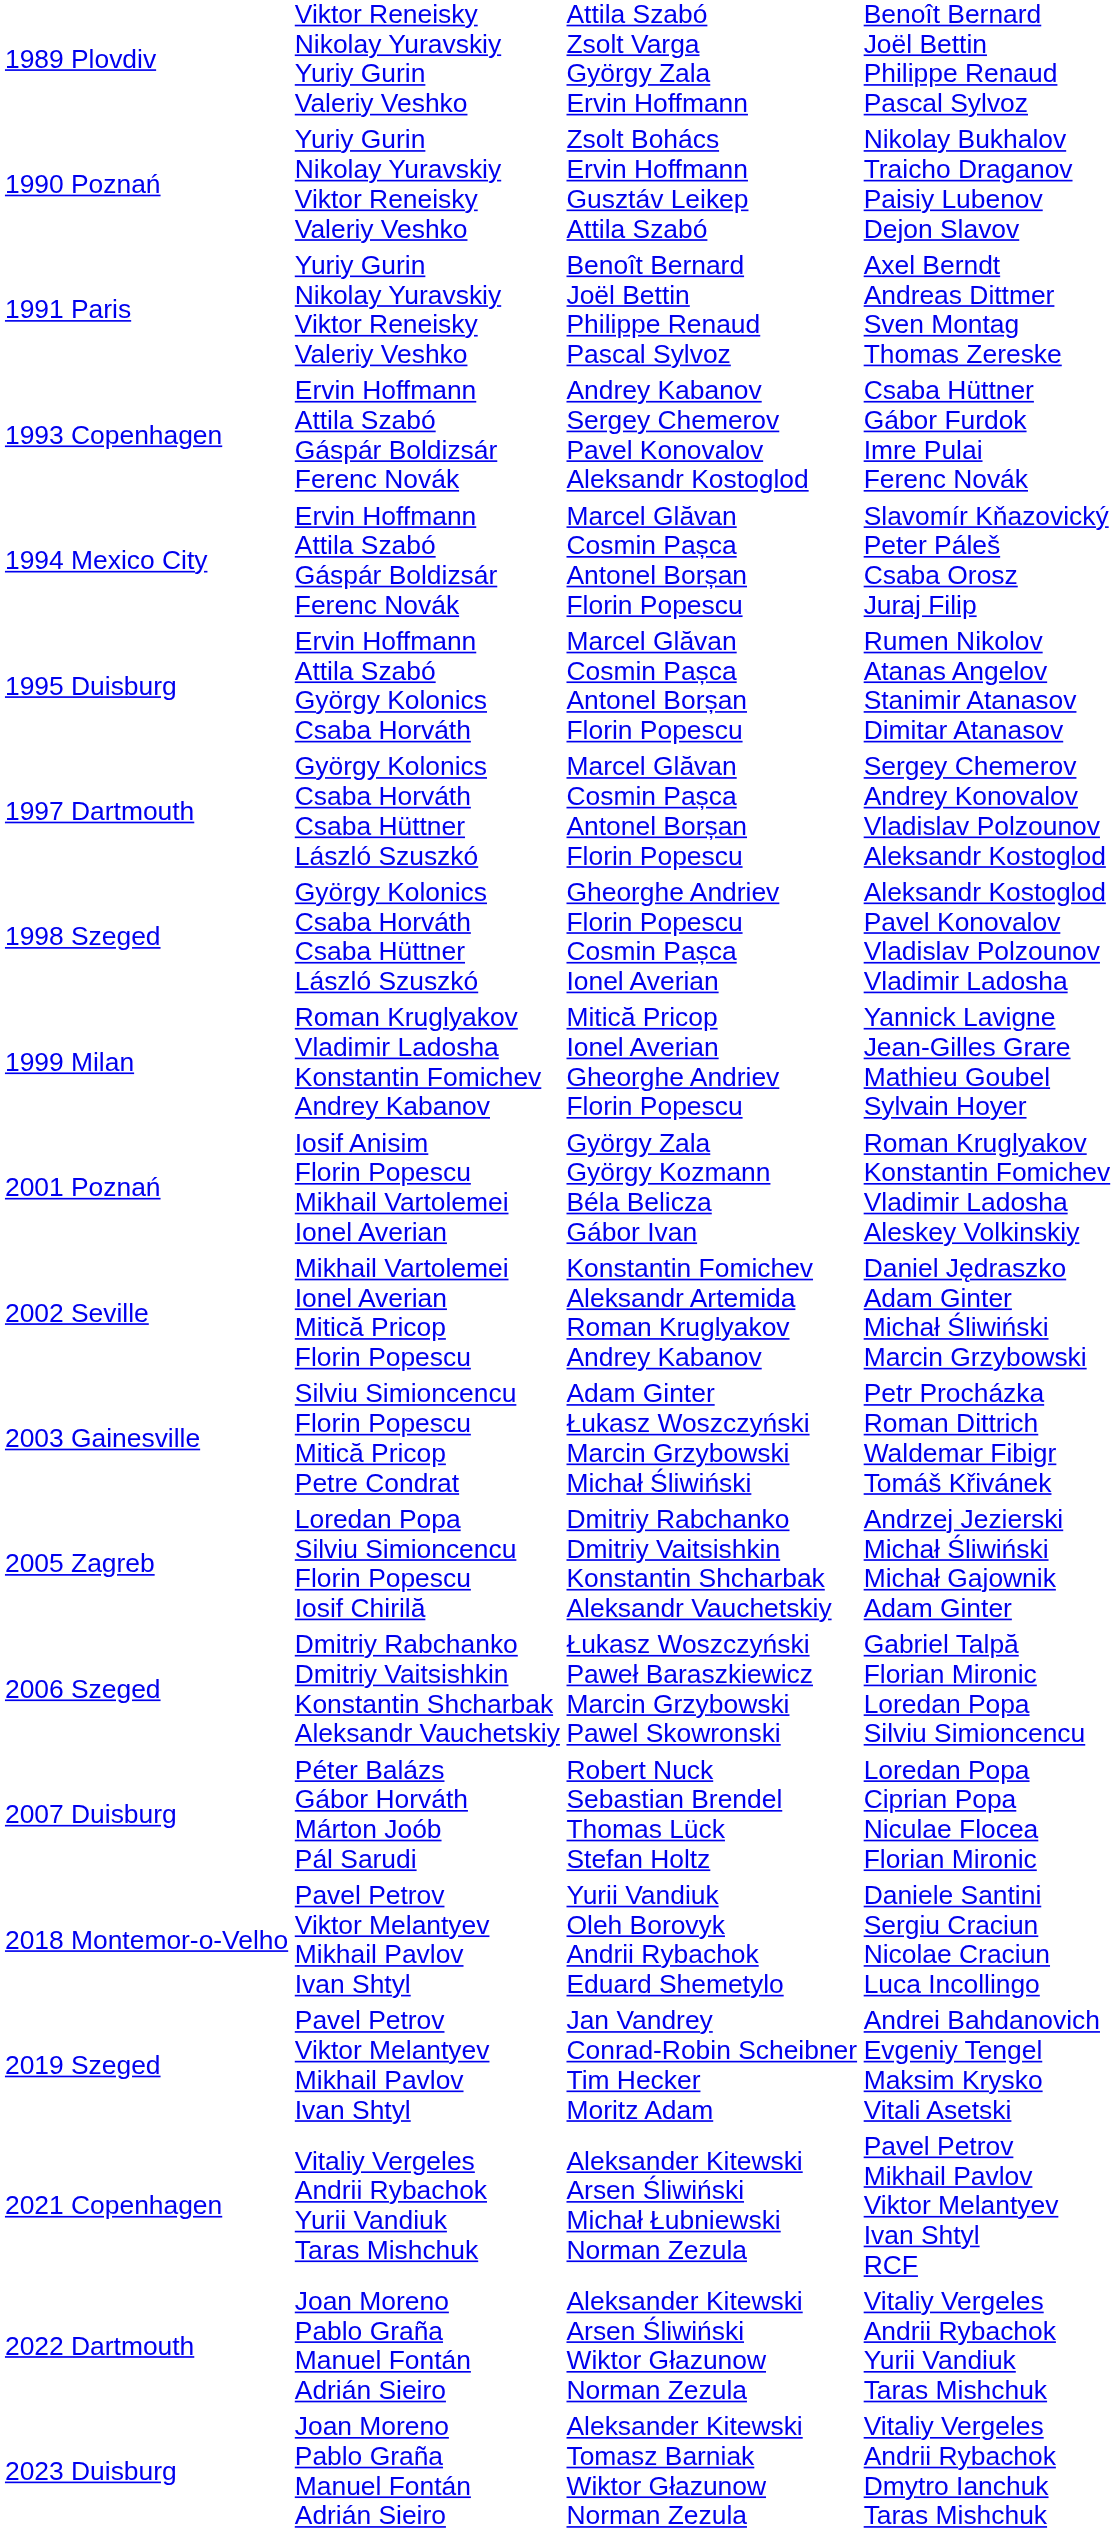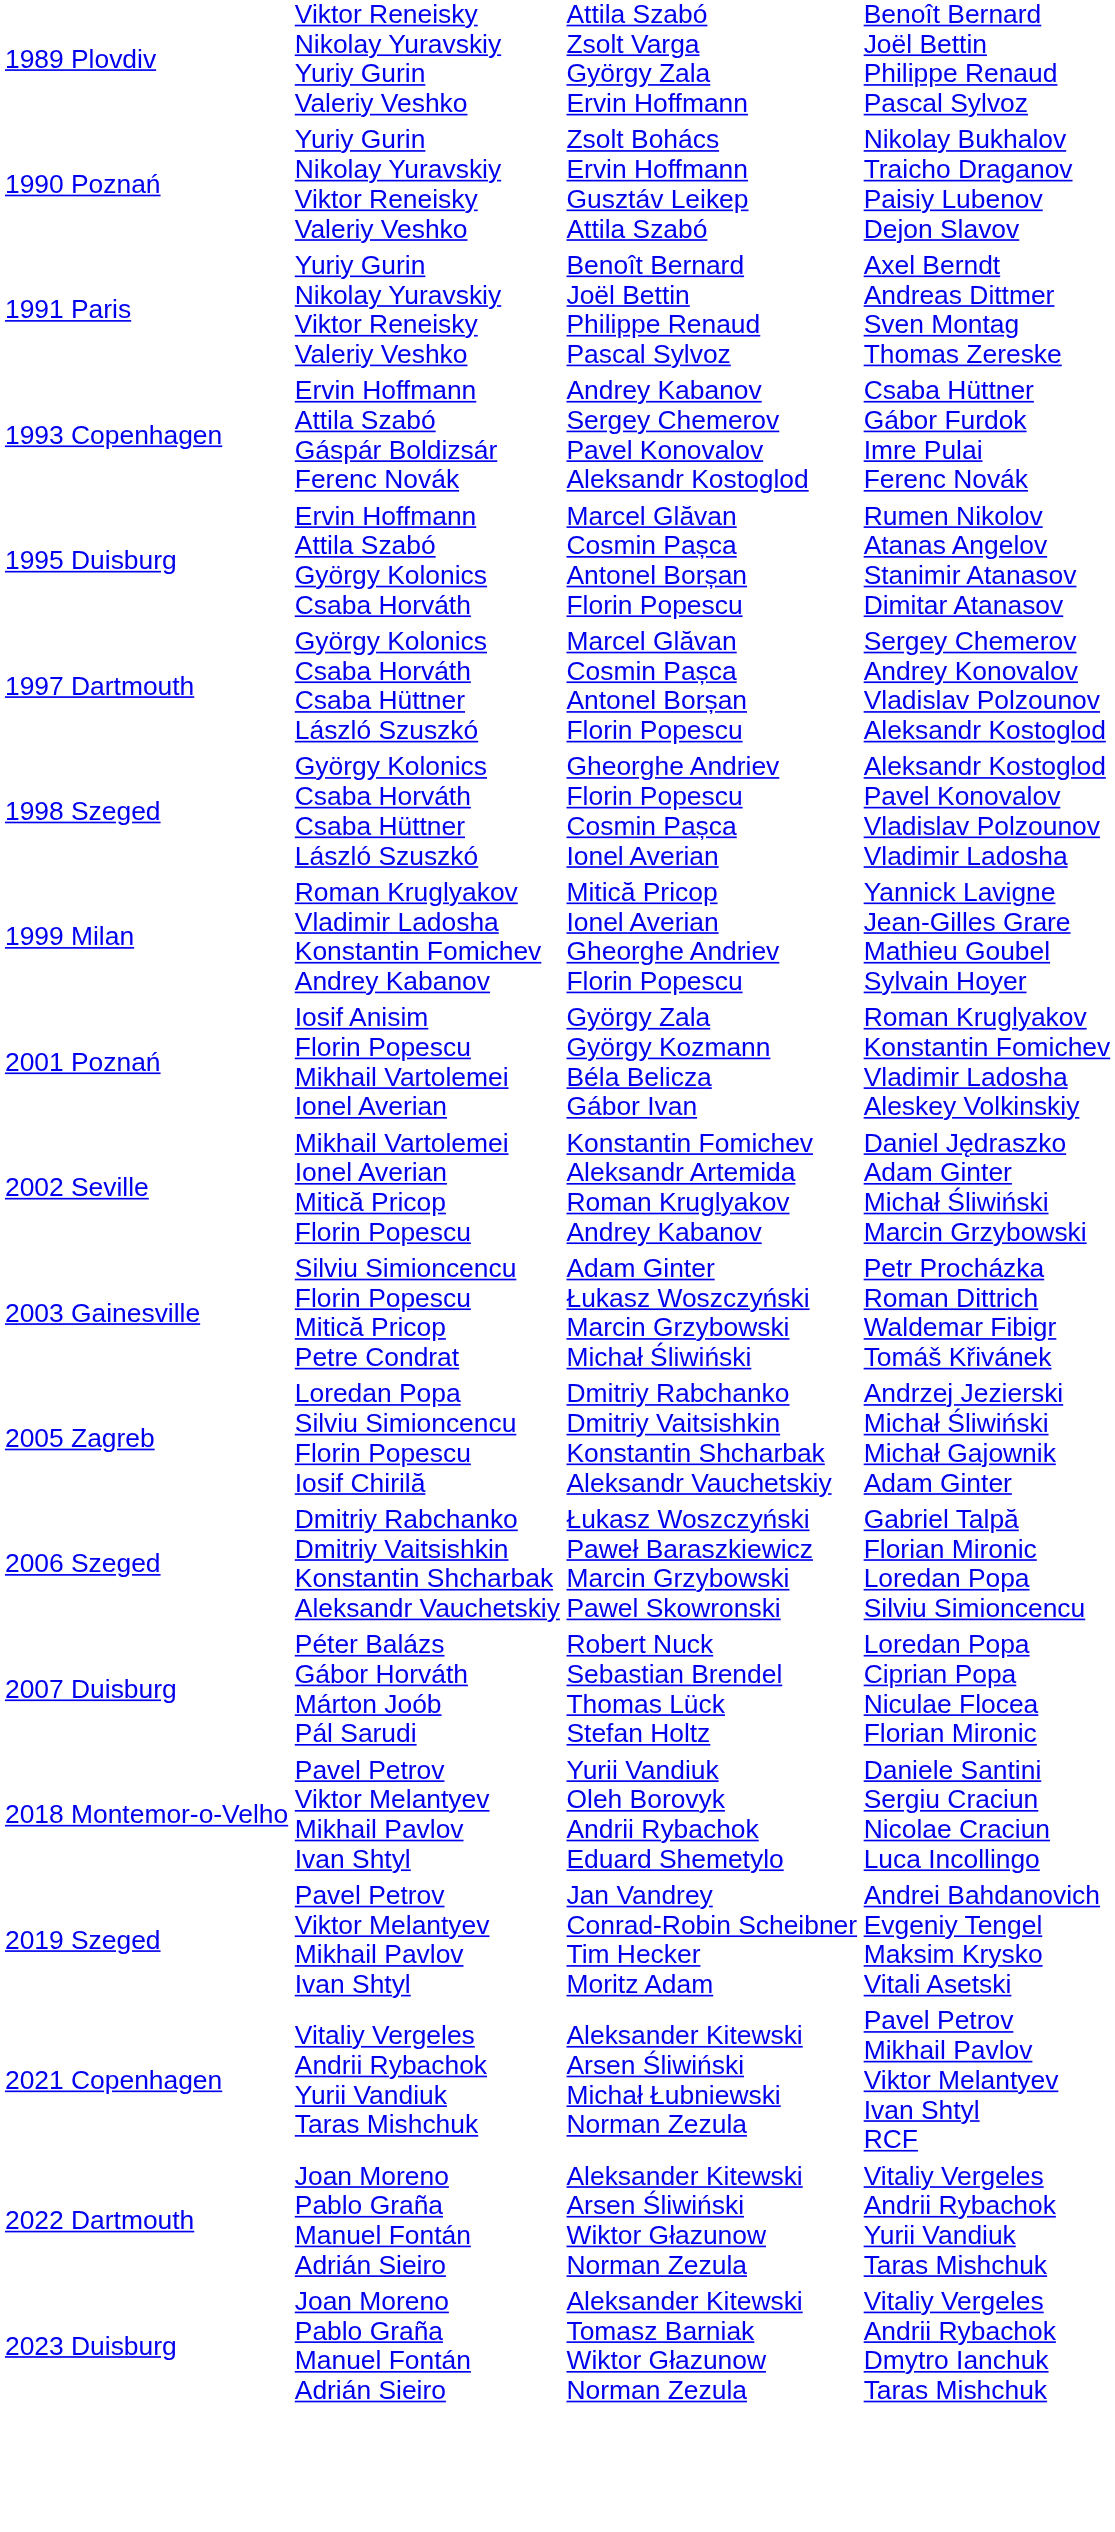- row: (106, 560)
